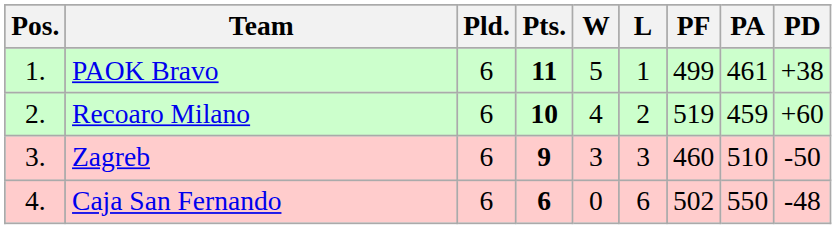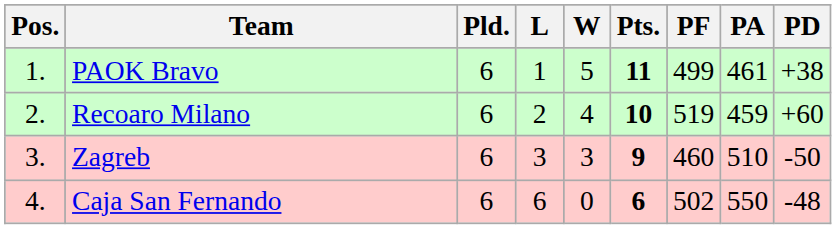columns swapped: (544, 26) <-> (643, 26)
